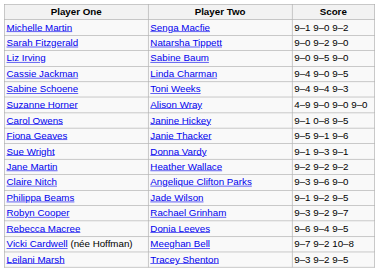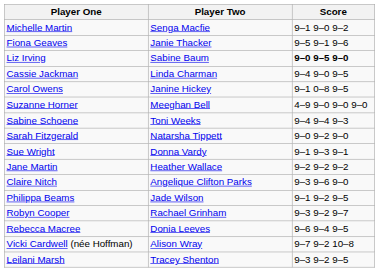rows swapped: (42, 43) <-> (37, 136)
(321, 58) normal -> (321, 58) bold
rows swapped: (35, 120) <-> (42, 89)
(176, 105) Alison Wray -> (180, 105) Meeghan Bell
(180, 244) Meeghan Bell -> (176, 244) Alison Wray
